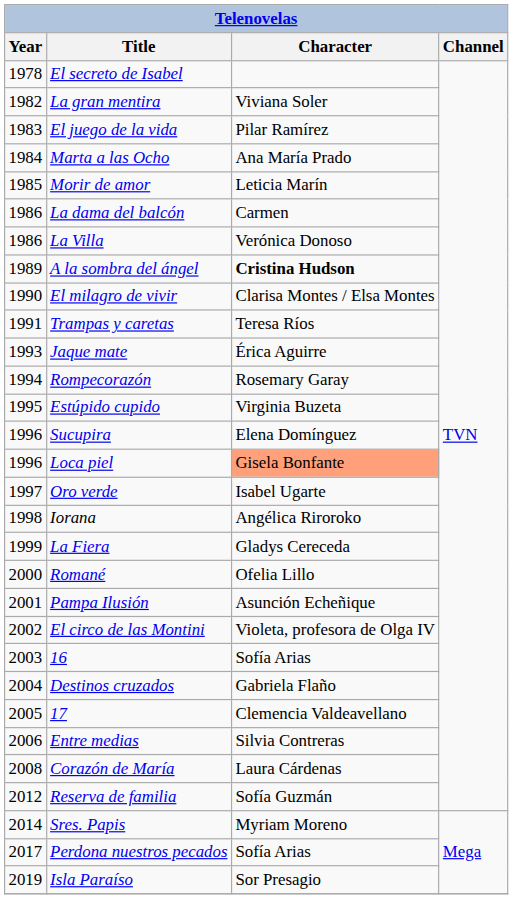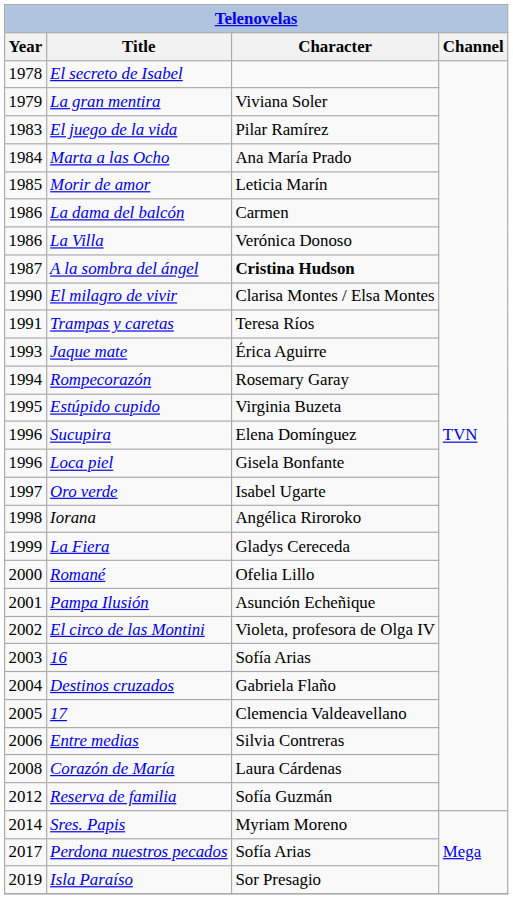(25, 102) 1982 -> (25, 102) 1979
(25, 268) 1989 -> (25, 268) 1987
(290, 463) lightsalmon background -> (290, 463) no background
